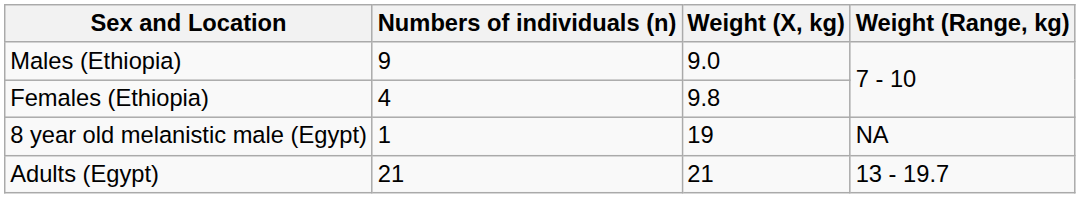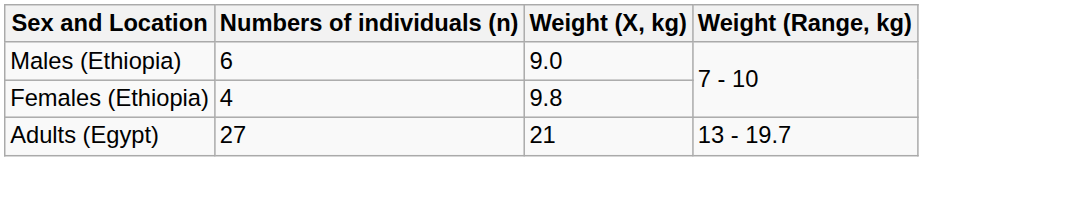(384, 60) 9 -> (226, 60) 6
- row: (189, 135)
(391, 173) 21 -> (233, 135) 27
